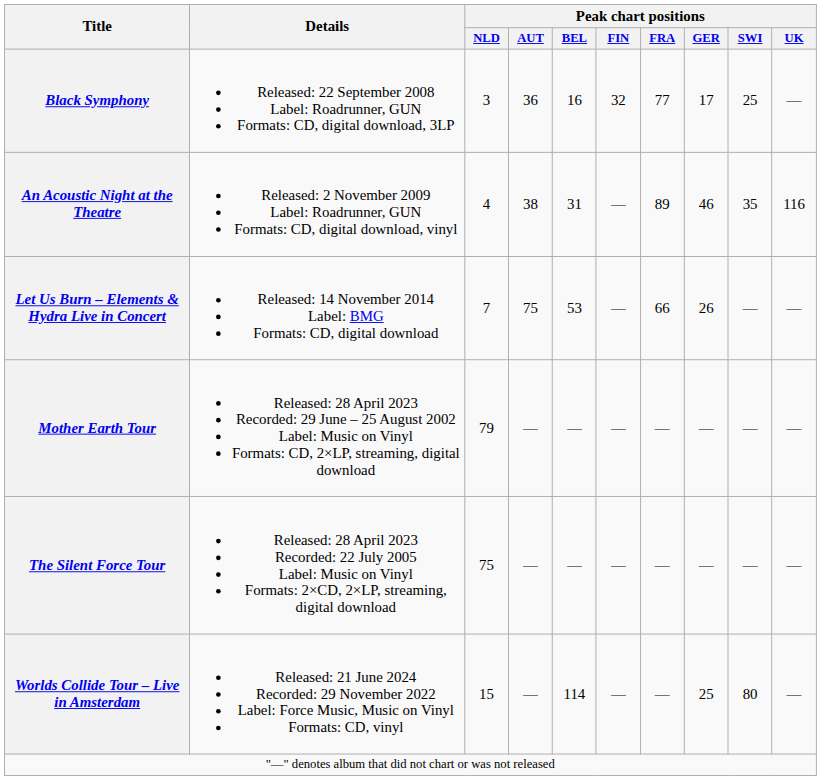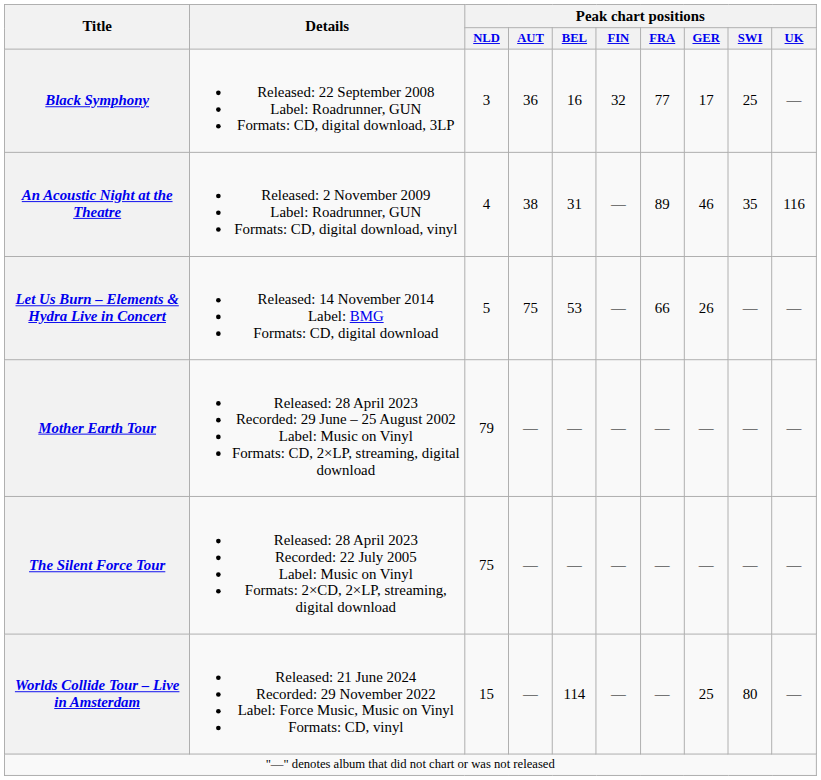(487, 307) 7 -> (487, 307) 5
